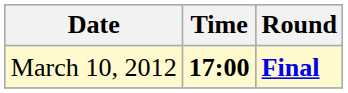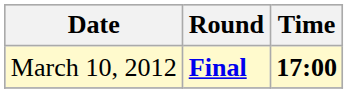columns swapped: (219, 25) <-> (299, 25)
